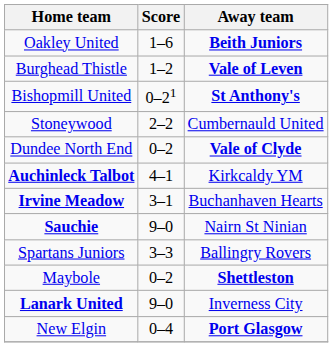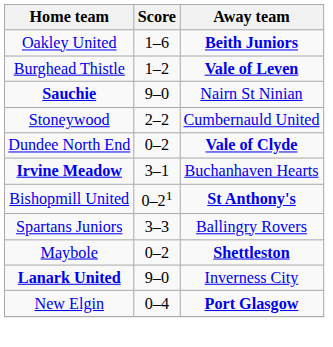rows swapped: (71, 96) <-> (71, 226)
- row: (71, 175)
